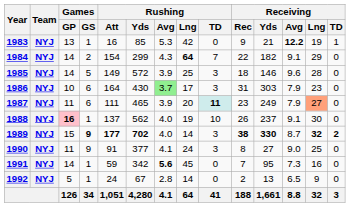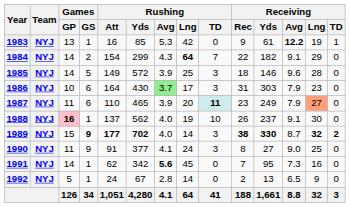(268, 42) 21 -> (268, 42) 61
(112, 103) 111 -> (112, 103) 110
(112, 164) 59 -> (112, 164) 62
